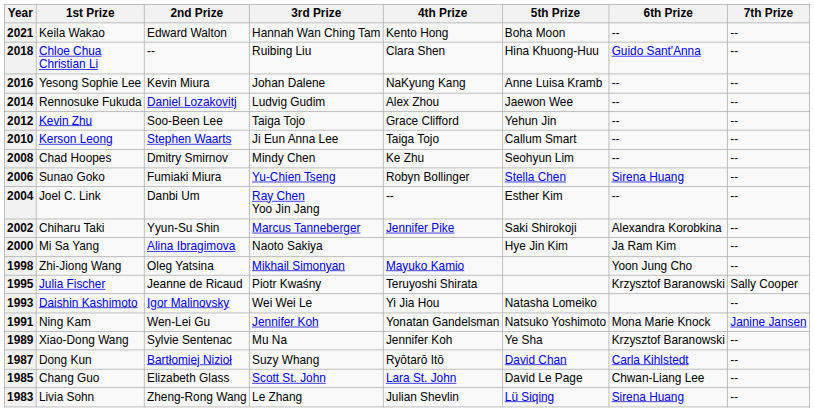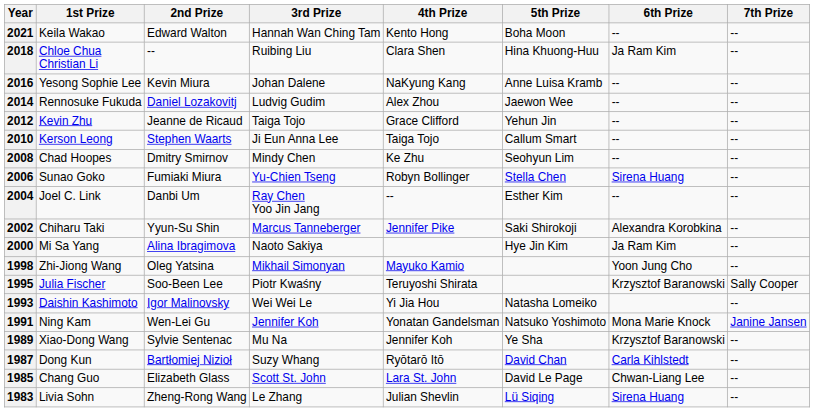(656, 51) Guido Sant'Anna -> (644, 51) Ja Ram Kim
(185, 121) Soo-Been Lee -> (195, 121) Jeanne de Ricaud
(195, 284) Jeanne de Ricaud -> (185, 284) Soo-Been Lee
